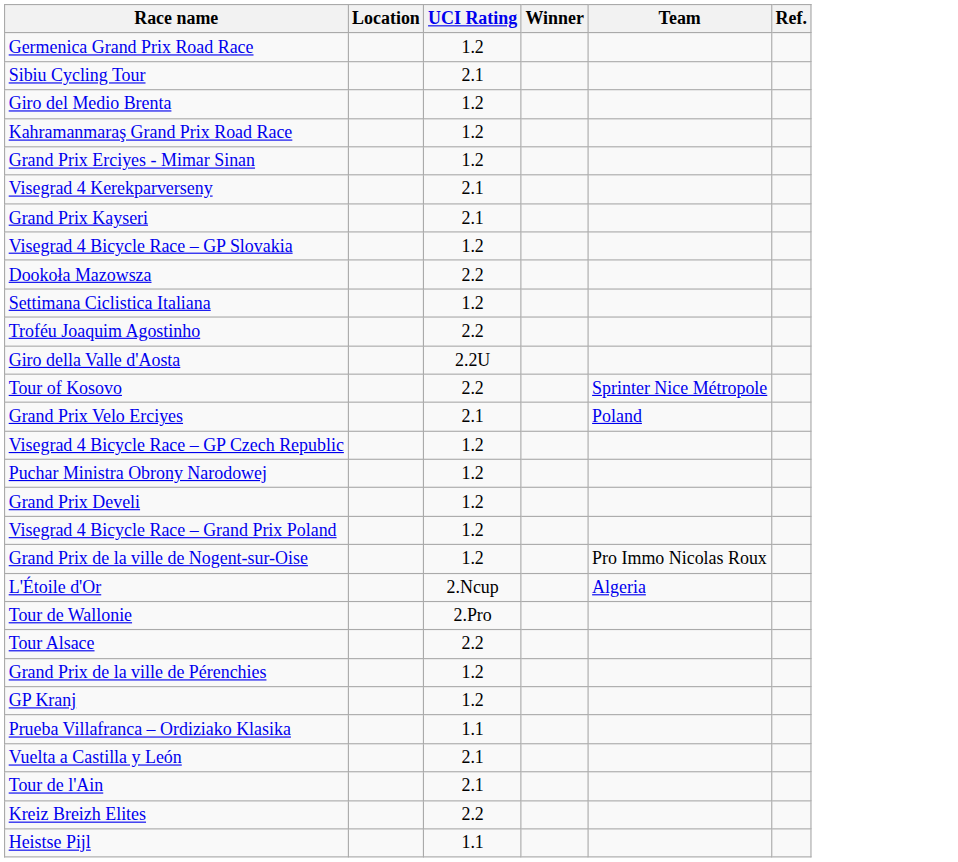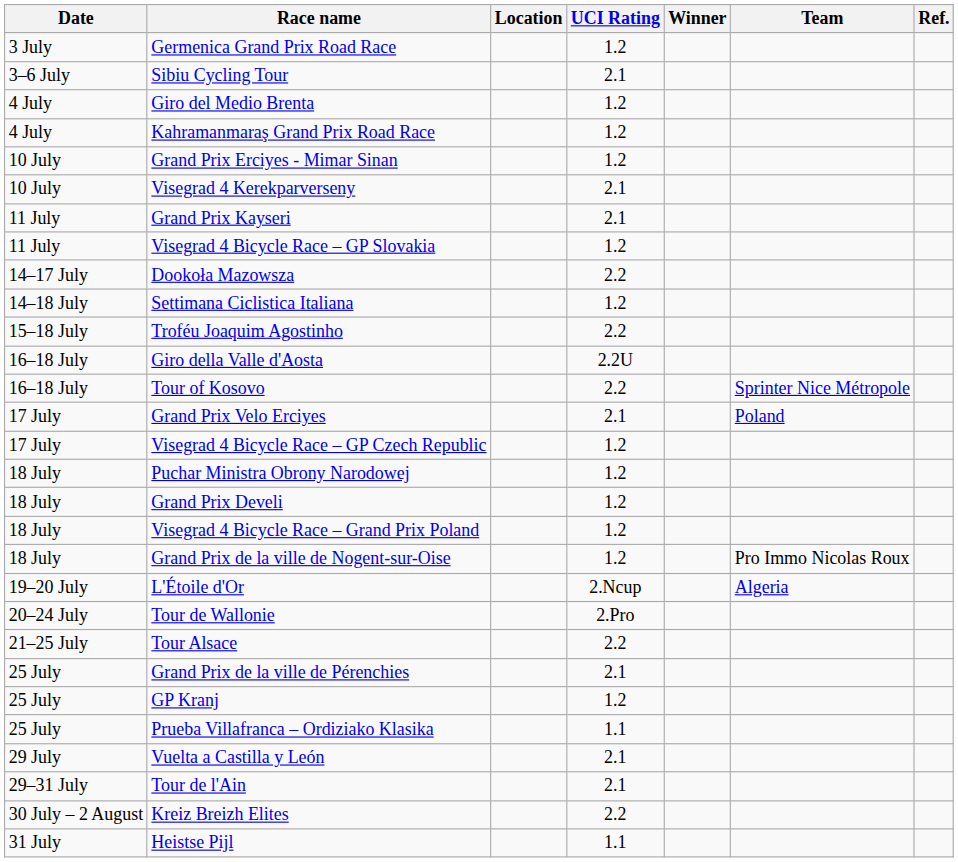+ column: (76, 18)
(473, 672) 1.2 -> (615, 672) 2.1
